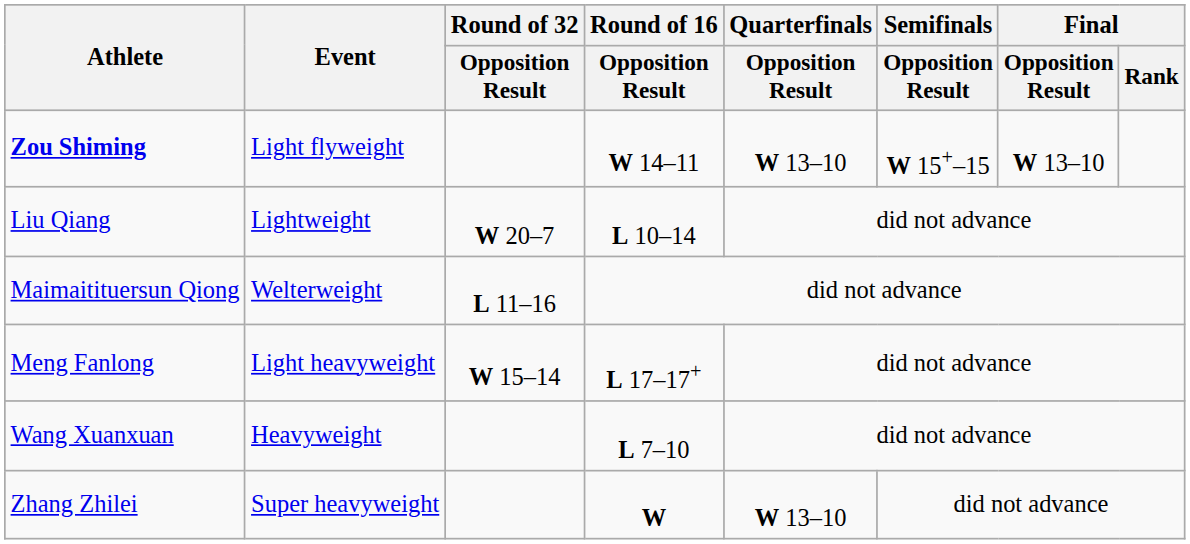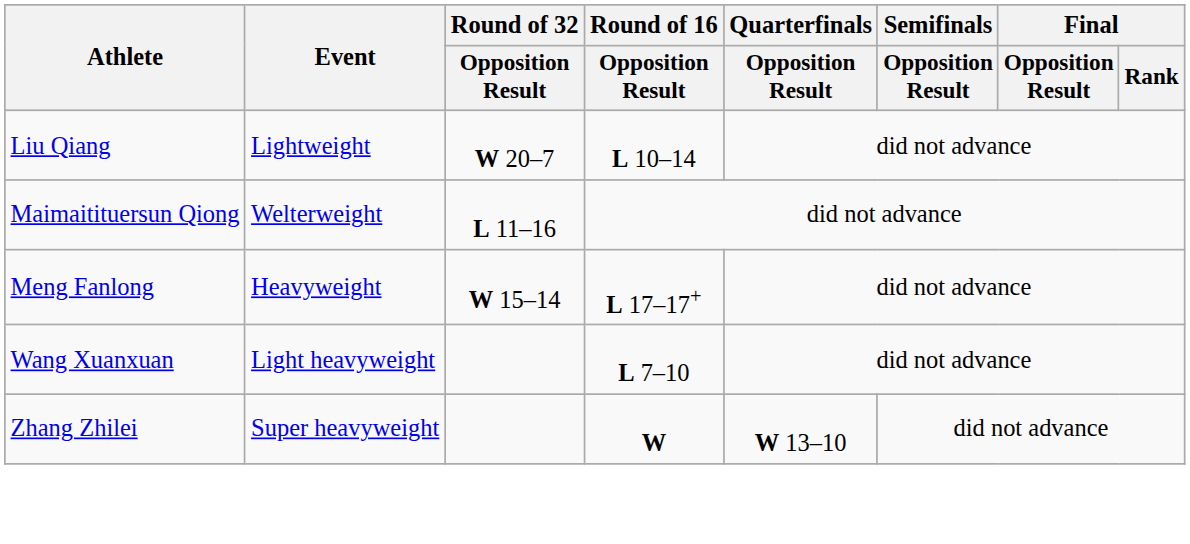- row: (78, 148)
(343, 362) Light heavyweight -> (316, 287) Heavyweight
(316, 435) Heavyweight -> (343, 359) Light heavyweight
